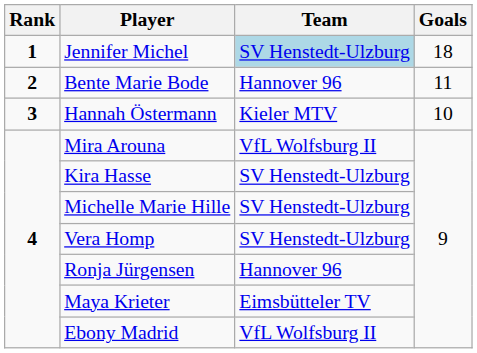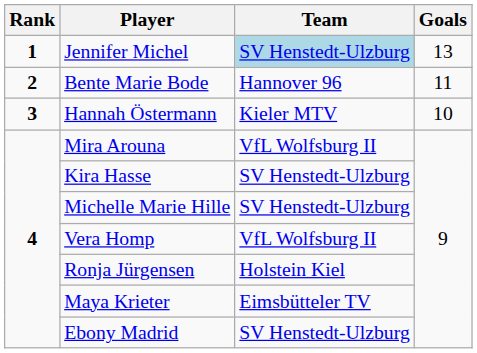(443, 51) 18 -> (443, 51) 13
(325, 238) SV Henstedt-Ulzburg -> (308, 238) VfL Wolfsburg II
(290, 269) Hannover 96 -> (292, 269) Holstein Kiel
(308, 332) VfL Wolfsburg II -> (325, 332) SV Henstedt-Ulzburg
